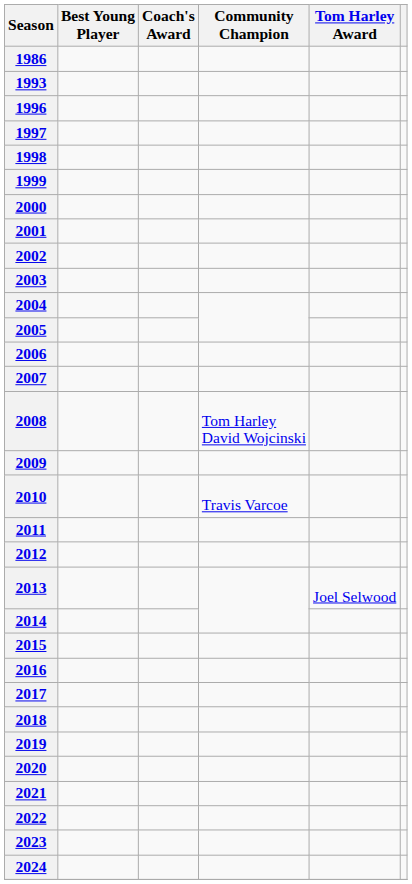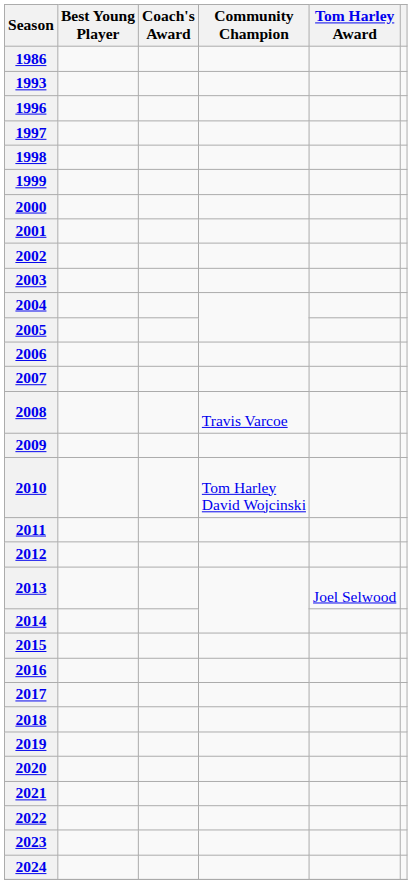(254, 429) Tom Harley David Wojcinski -> (245, 420) Travis Varcoe
(245, 505) Travis Varcoe -> (254, 496) Tom Harley David Wojcinski
